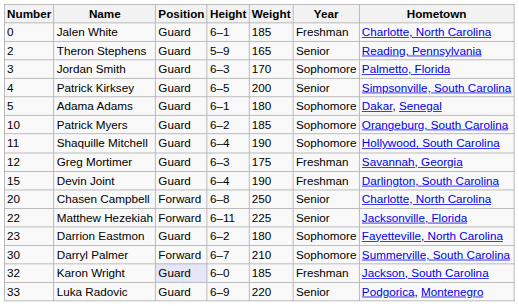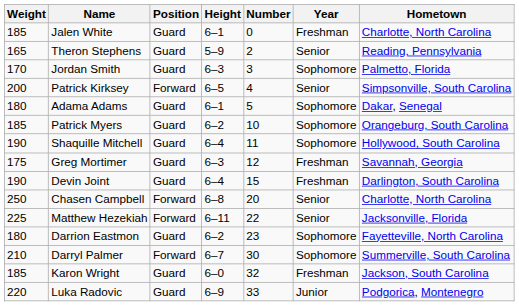columns swapped: (29, 14) <-> (271, 14)
(175, 88) Guard -> (174, 88) Forward
(175, 273) lavender background -> (169, 273) no background
(313, 292) Senior -> (312, 292) Junior
